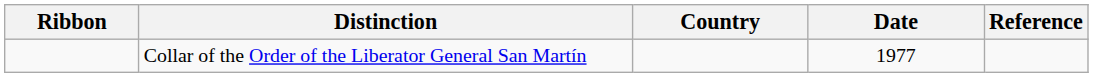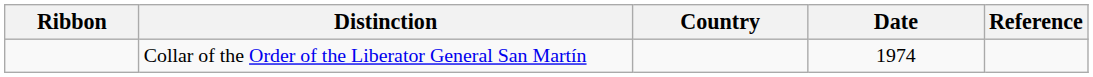(896, 55) 1977 -> (896, 55) 1974
